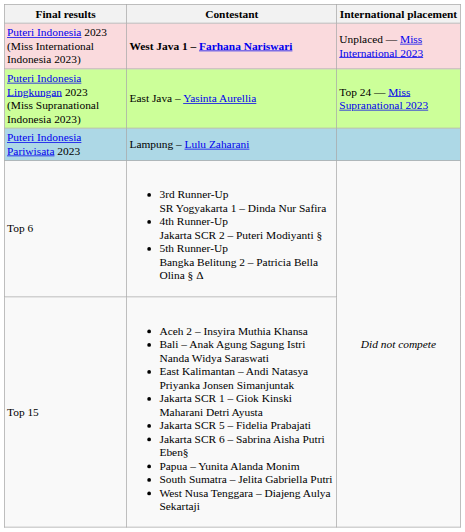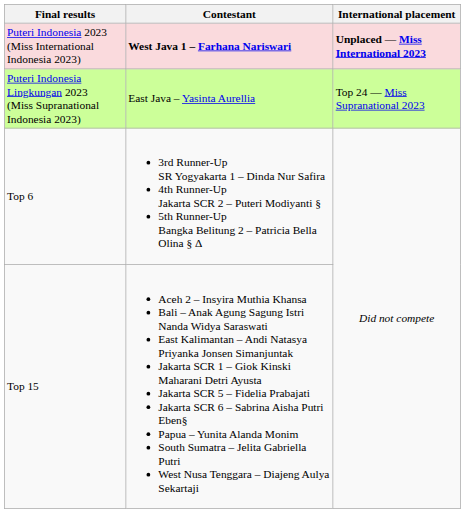(381, 46) normal -> (381, 46) bold
- row: (44, 144)
